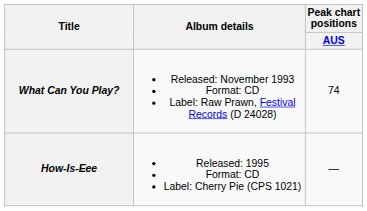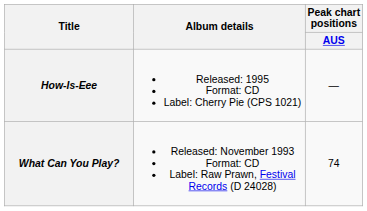rows swapped: (69, 91) <-> (69, 169)
